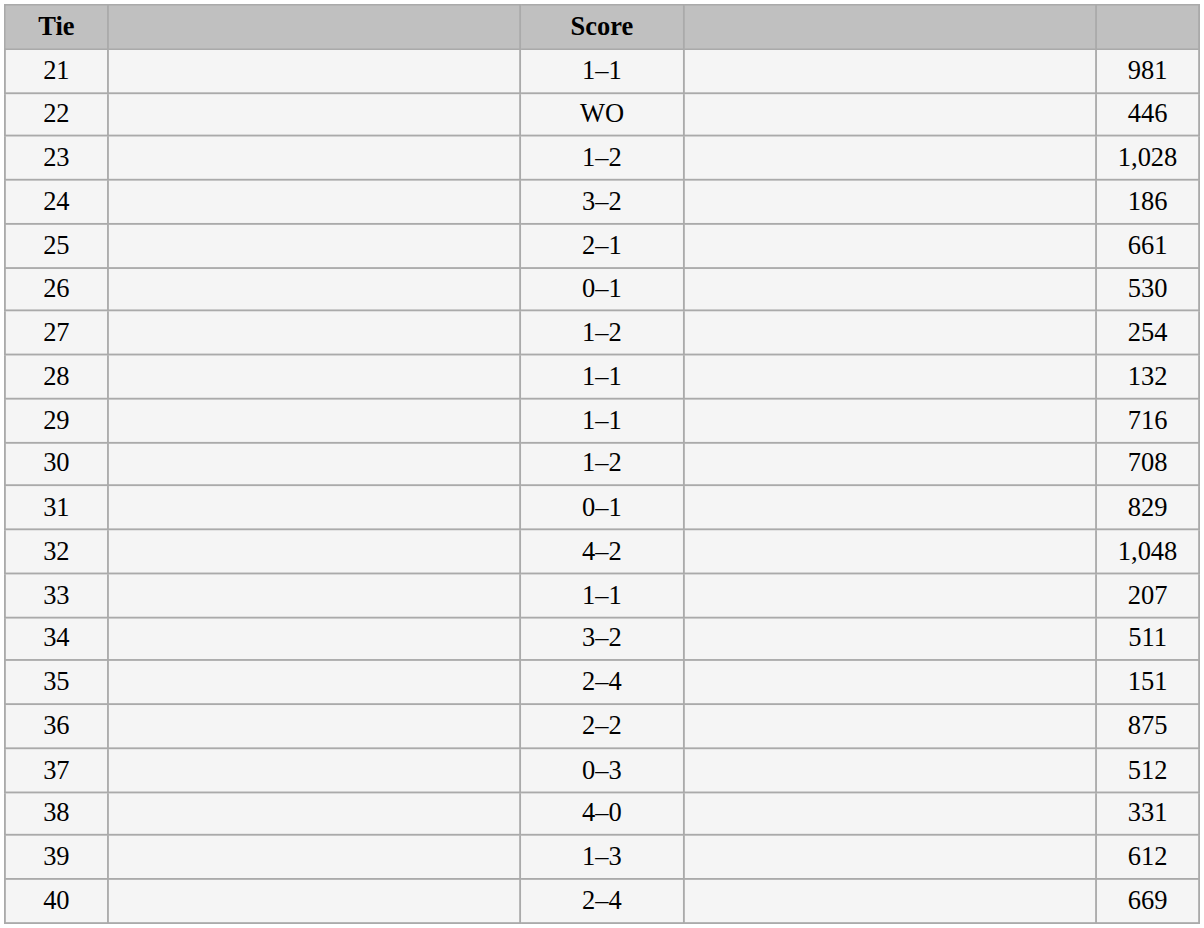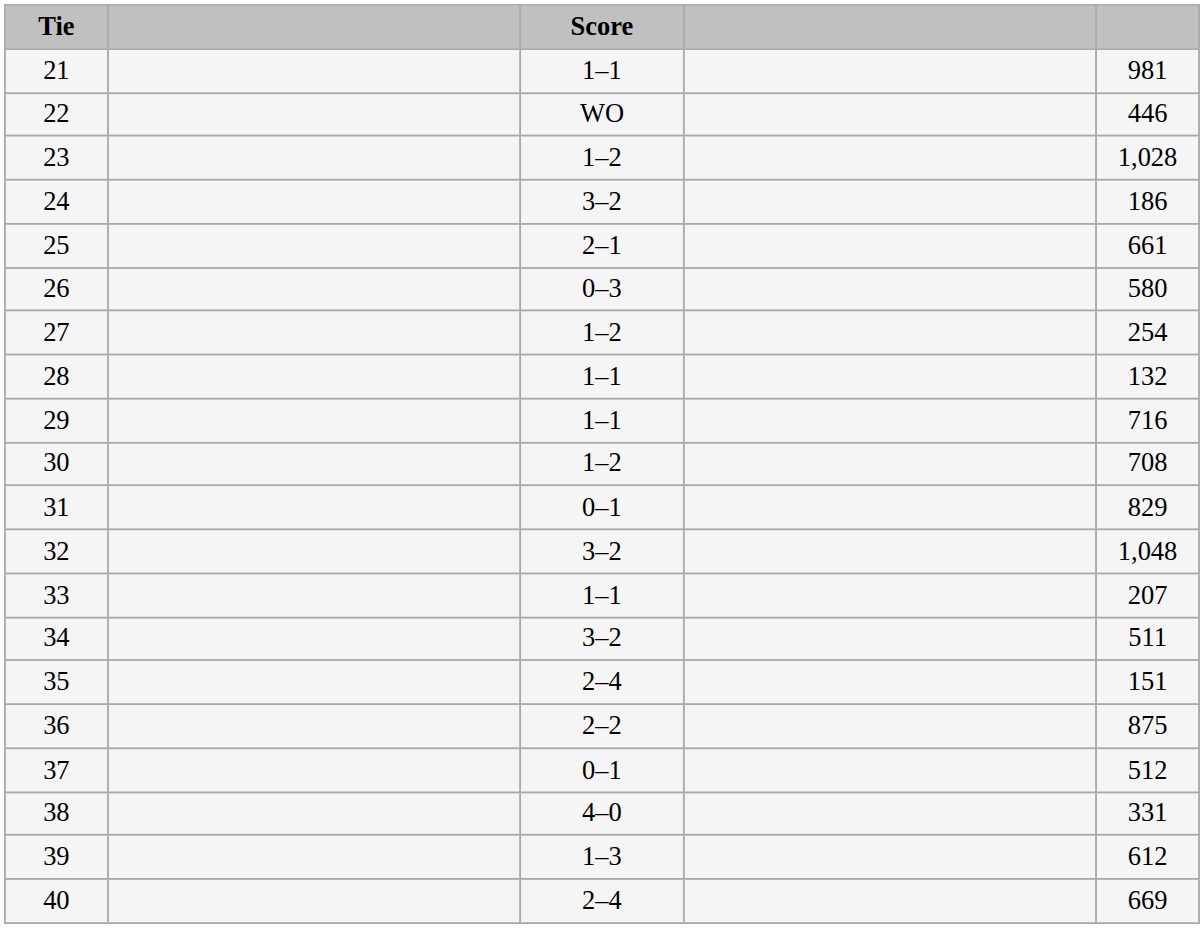(602, 288) 0–1 -> (602, 288) 0–3
(1148, 288) 530 -> (1148, 288) 580
(602, 551) 4–2 -> (602, 551) 3–2
(602, 769) 0–3 -> (602, 769) 0–1
